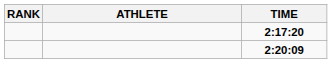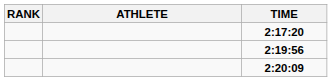+ row: (284, 50)
